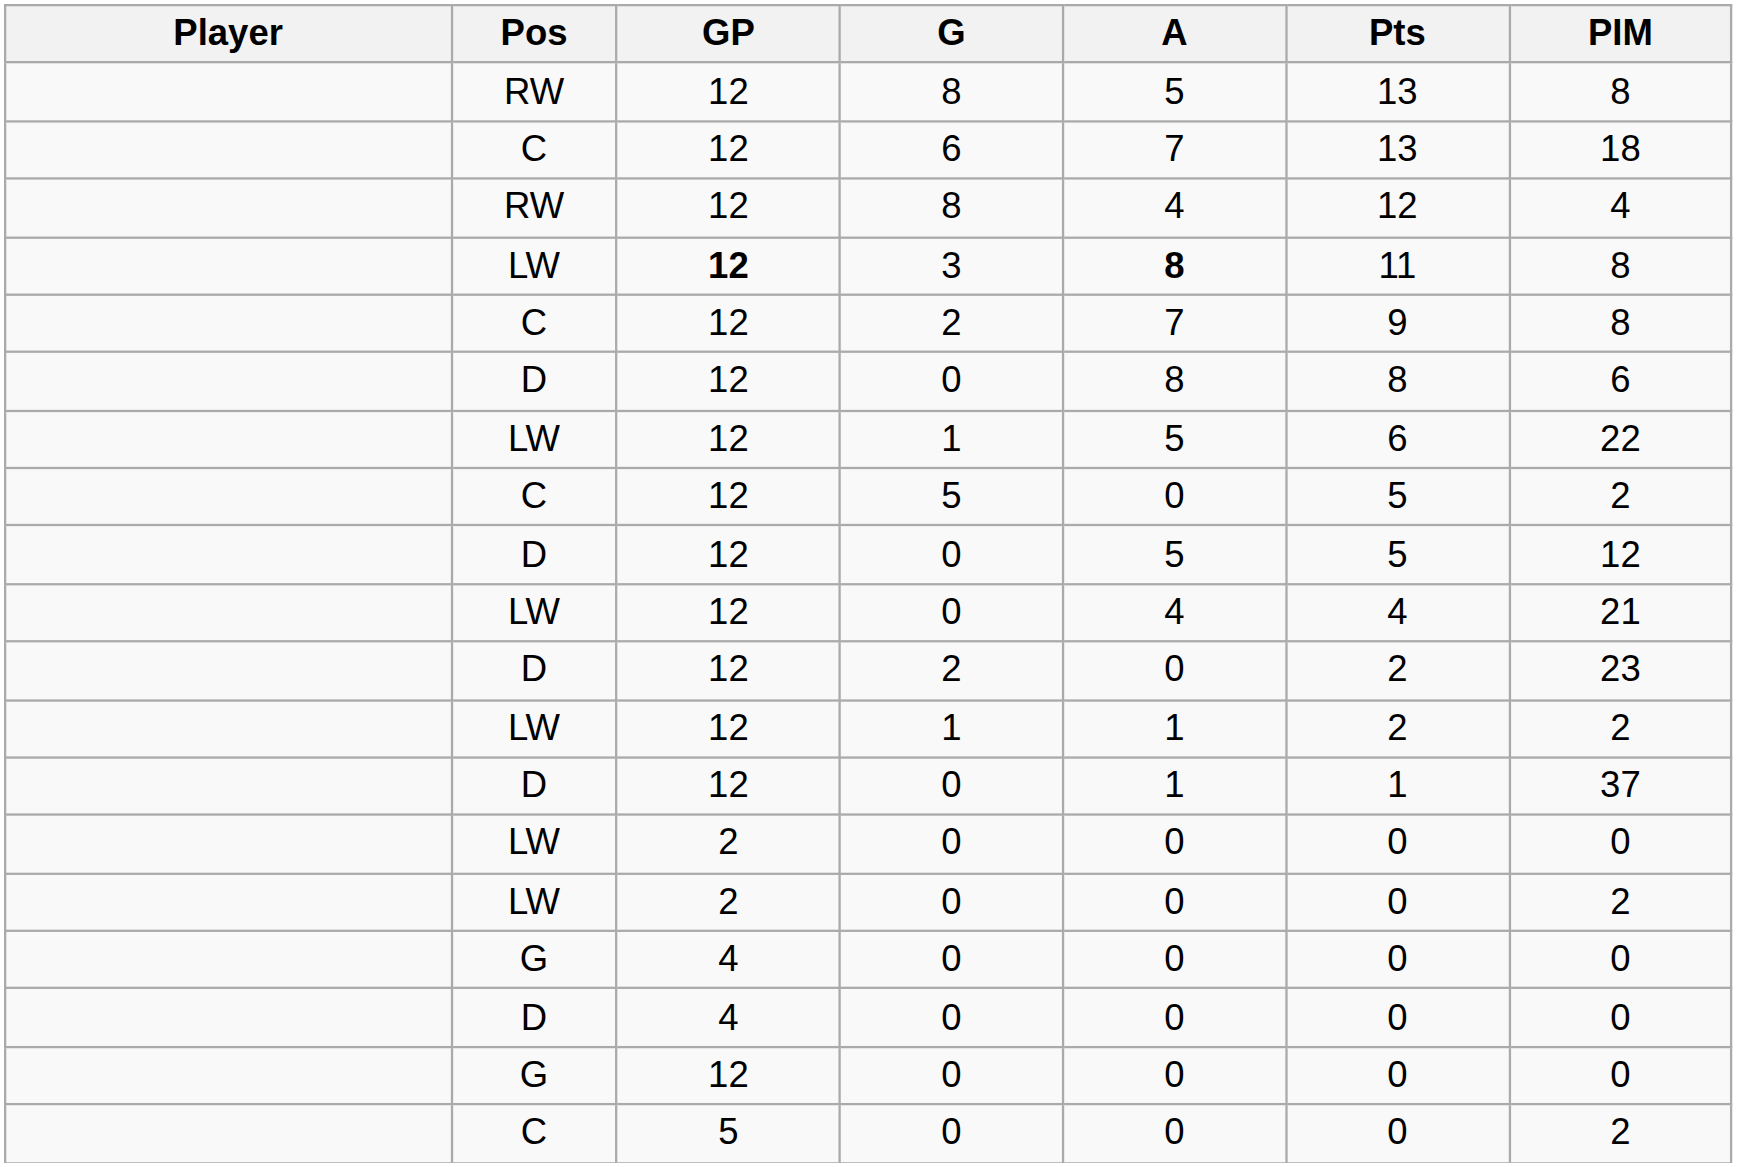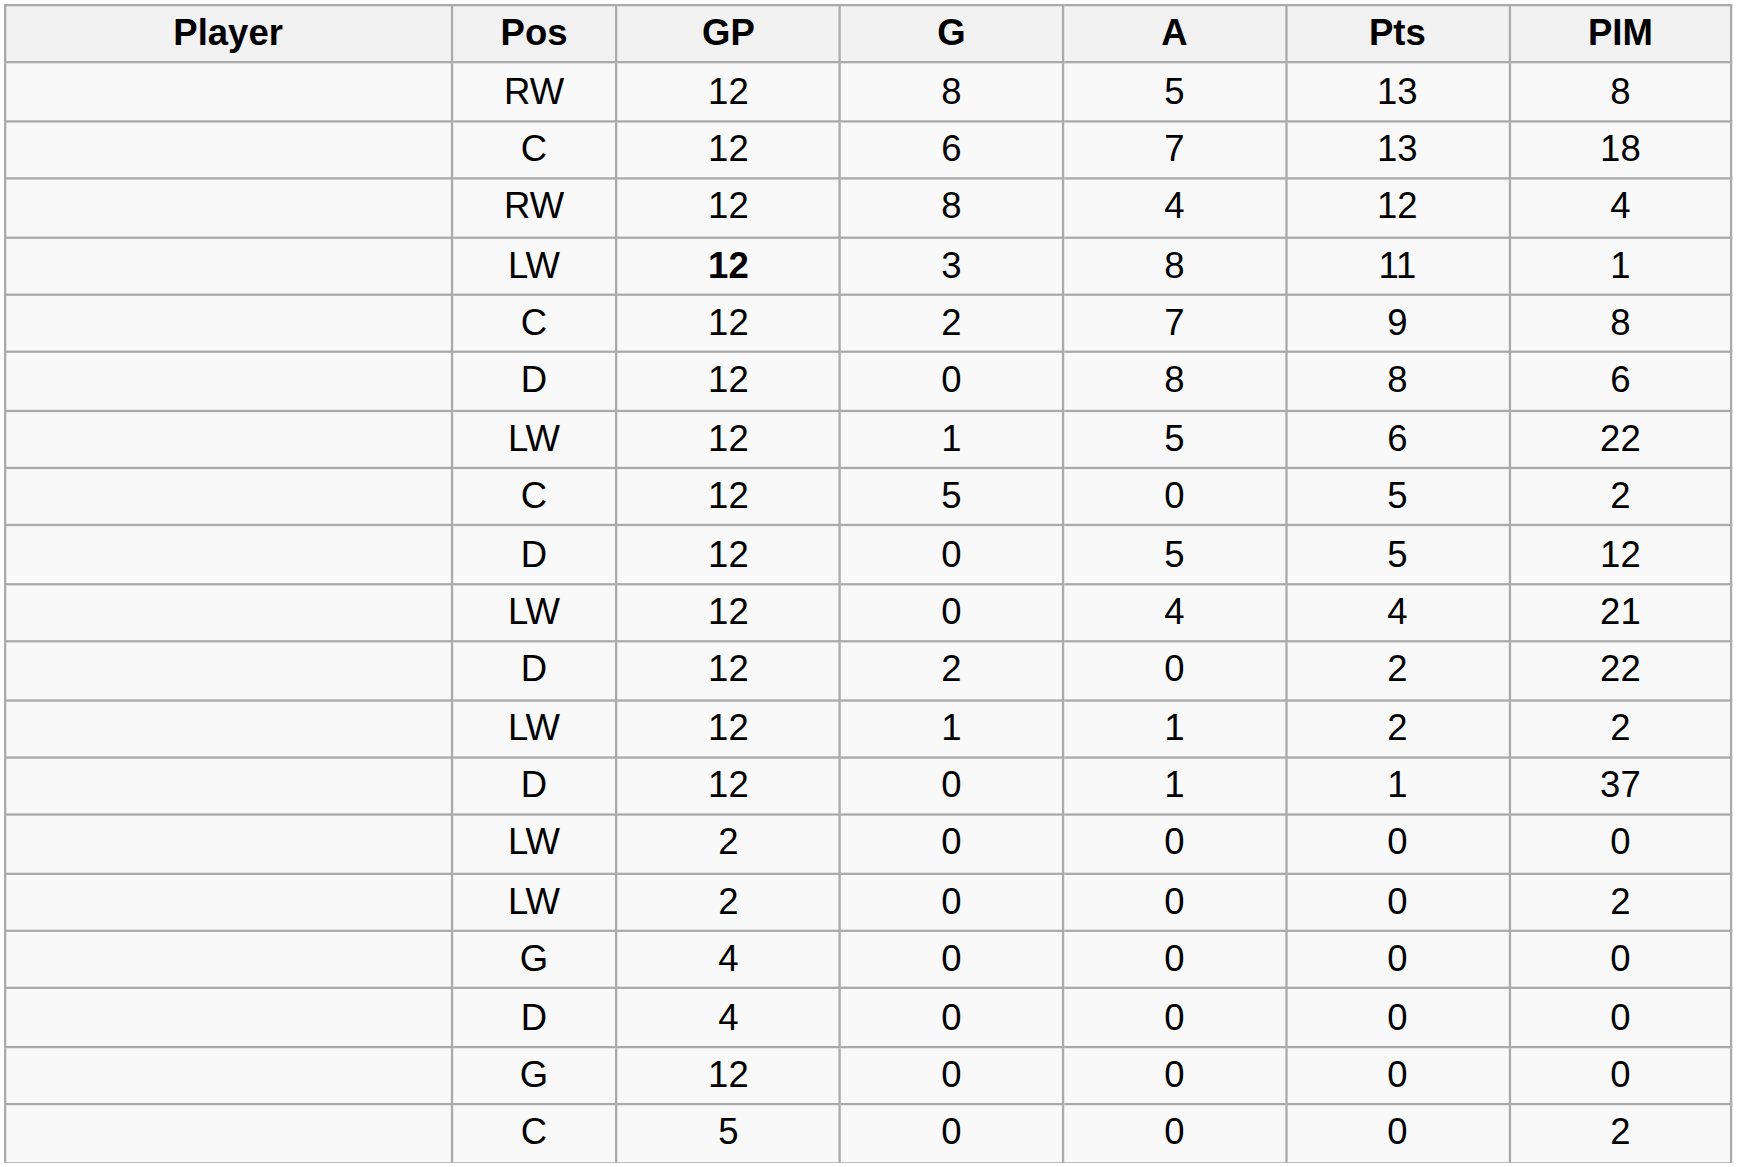(1174, 264) bold -> (1174, 264) normal
(1620, 264) 8 -> (1620, 264) 1
(1620, 669) 23 -> (1620, 669) 22
